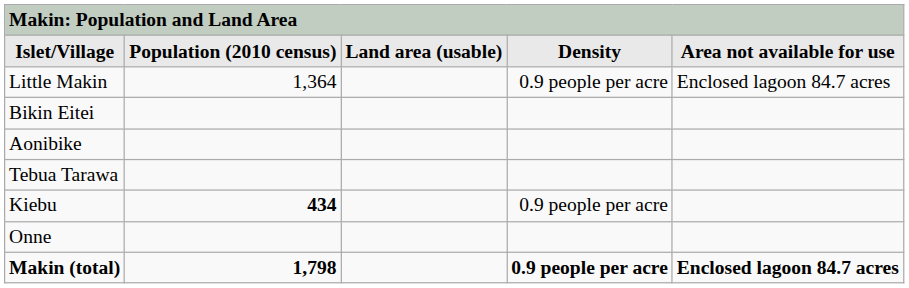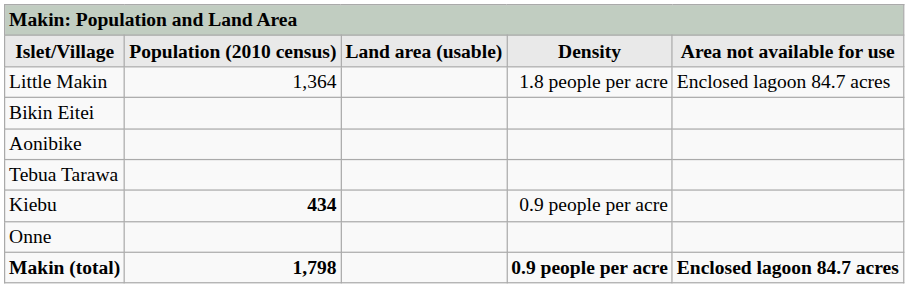(594, 81) 0.9 people per acre -> (594, 81) 1.8 people per acre
